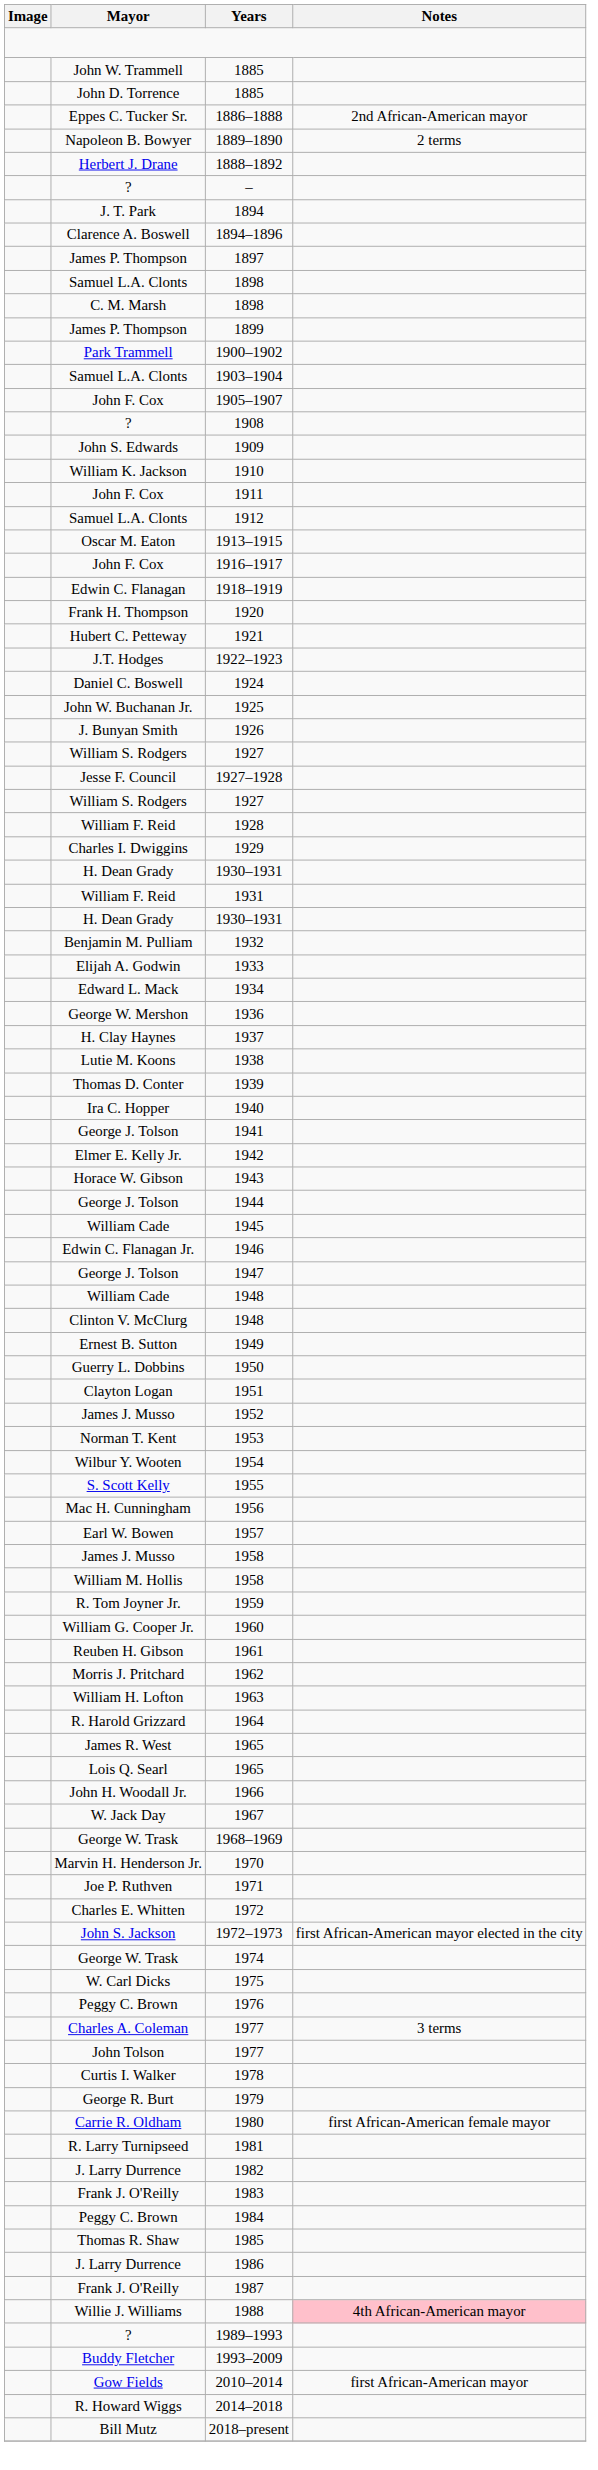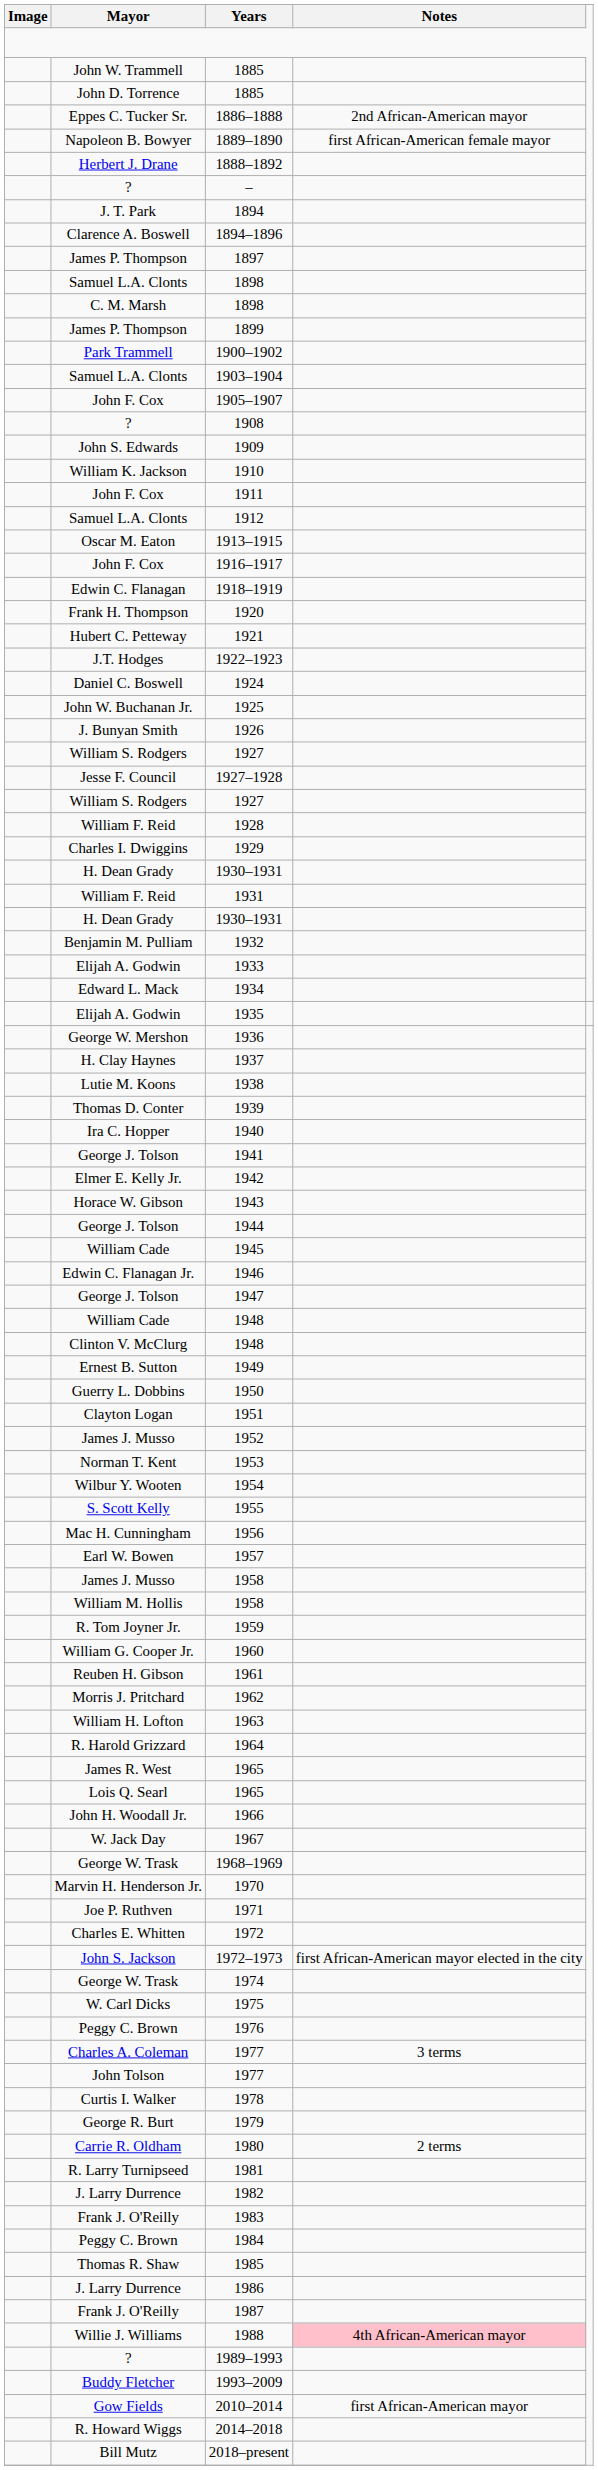(439, 140) 2 terms -> (439, 140) first African-American female mayor
+ row: (128, 1013)
(439, 2122) first African-American female mayor -> (439, 2146) 2 terms
